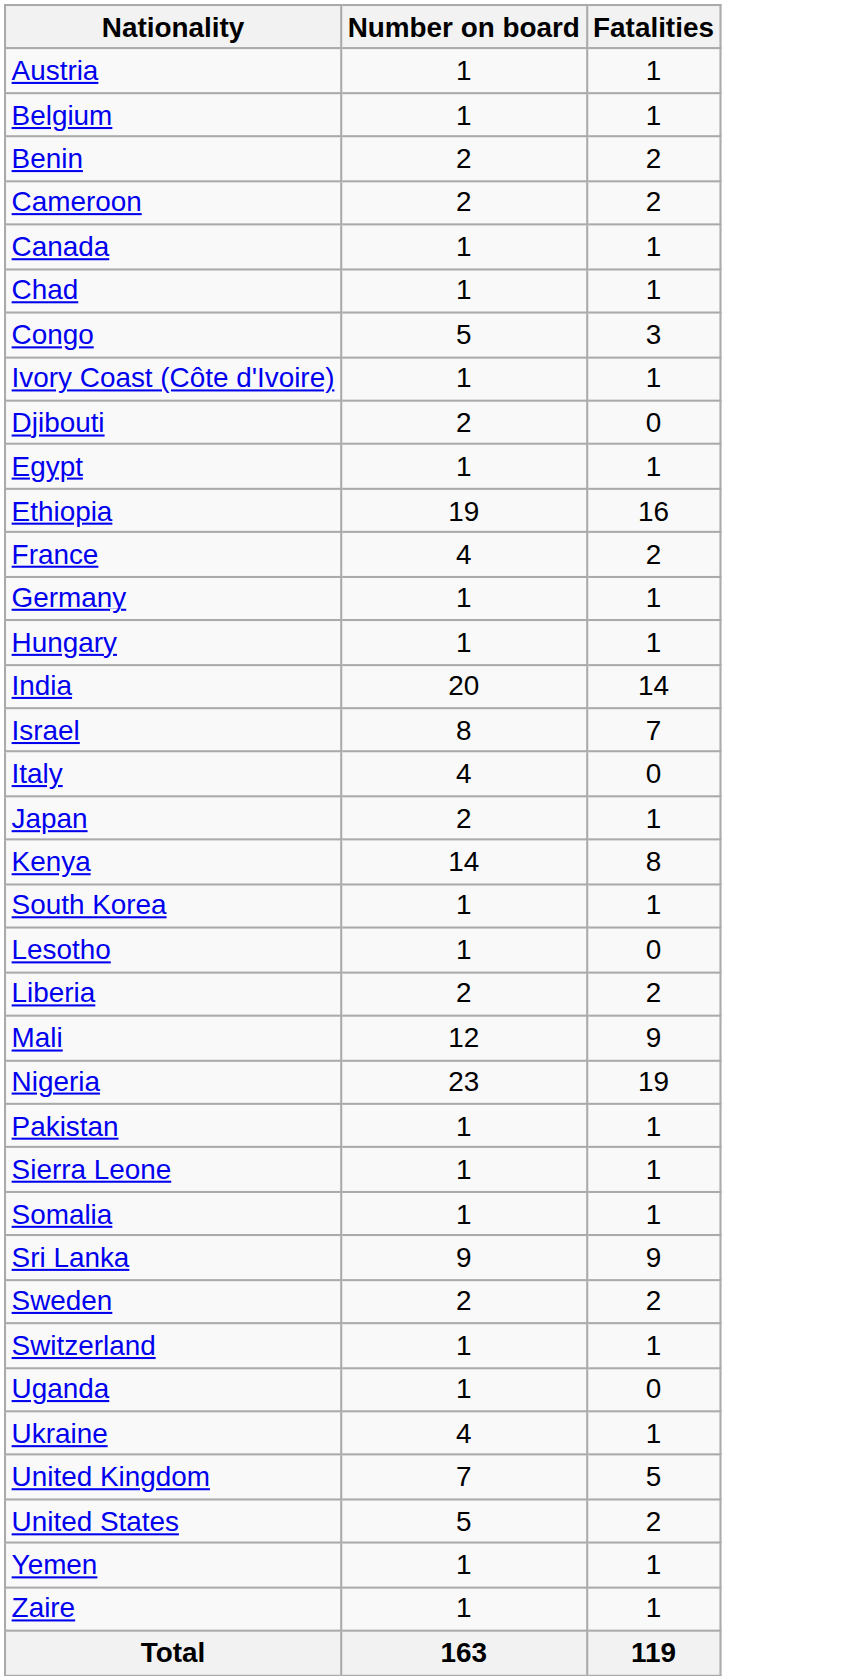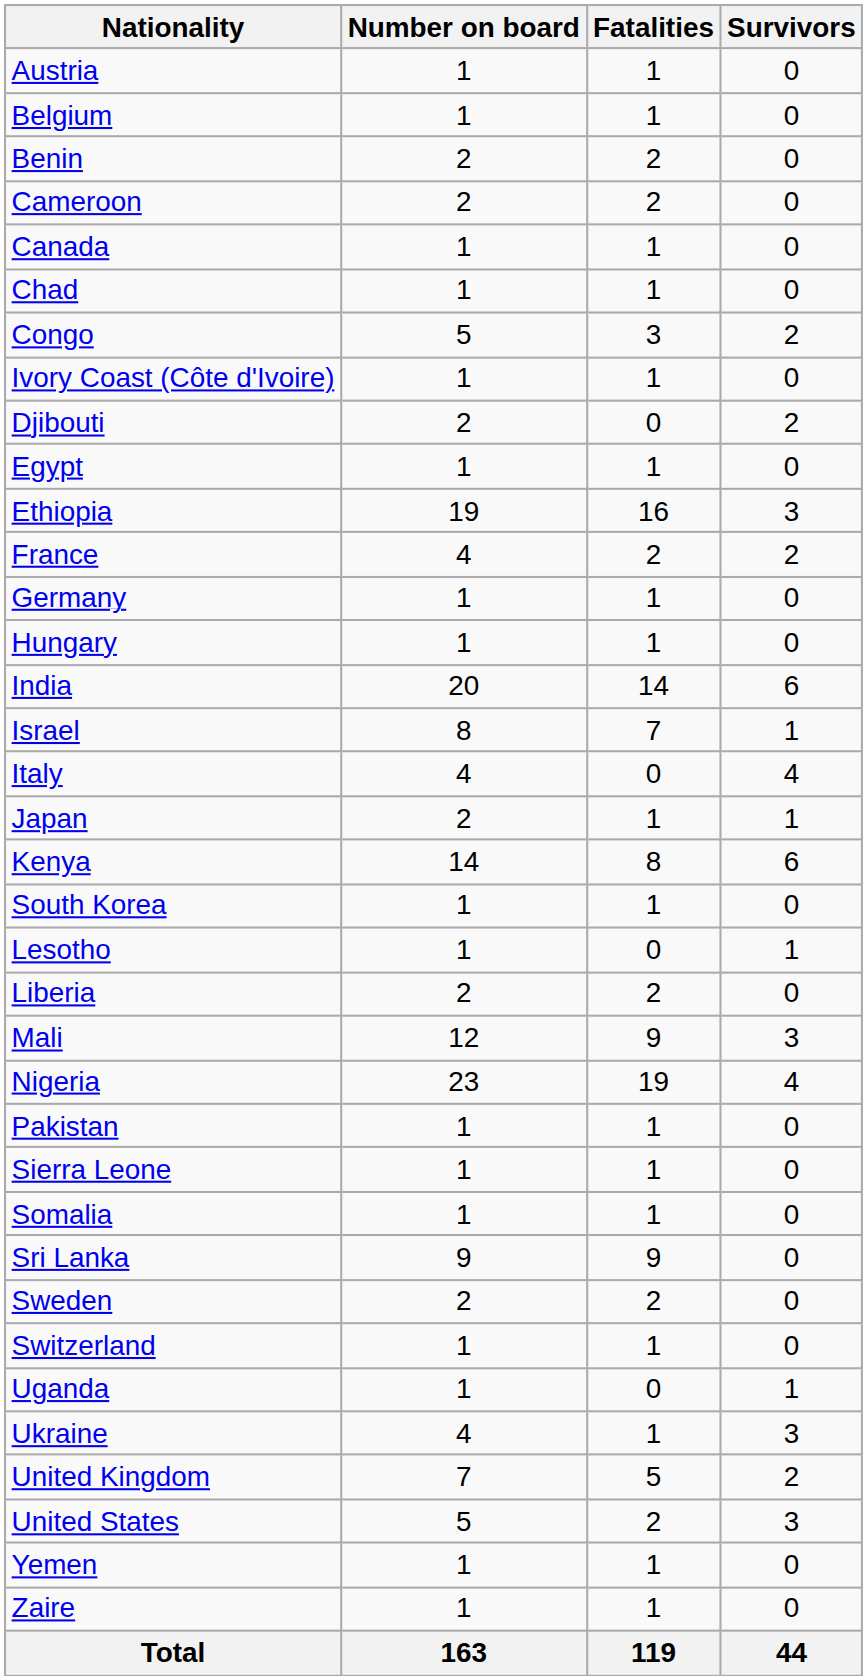+ column: (791, 27)
